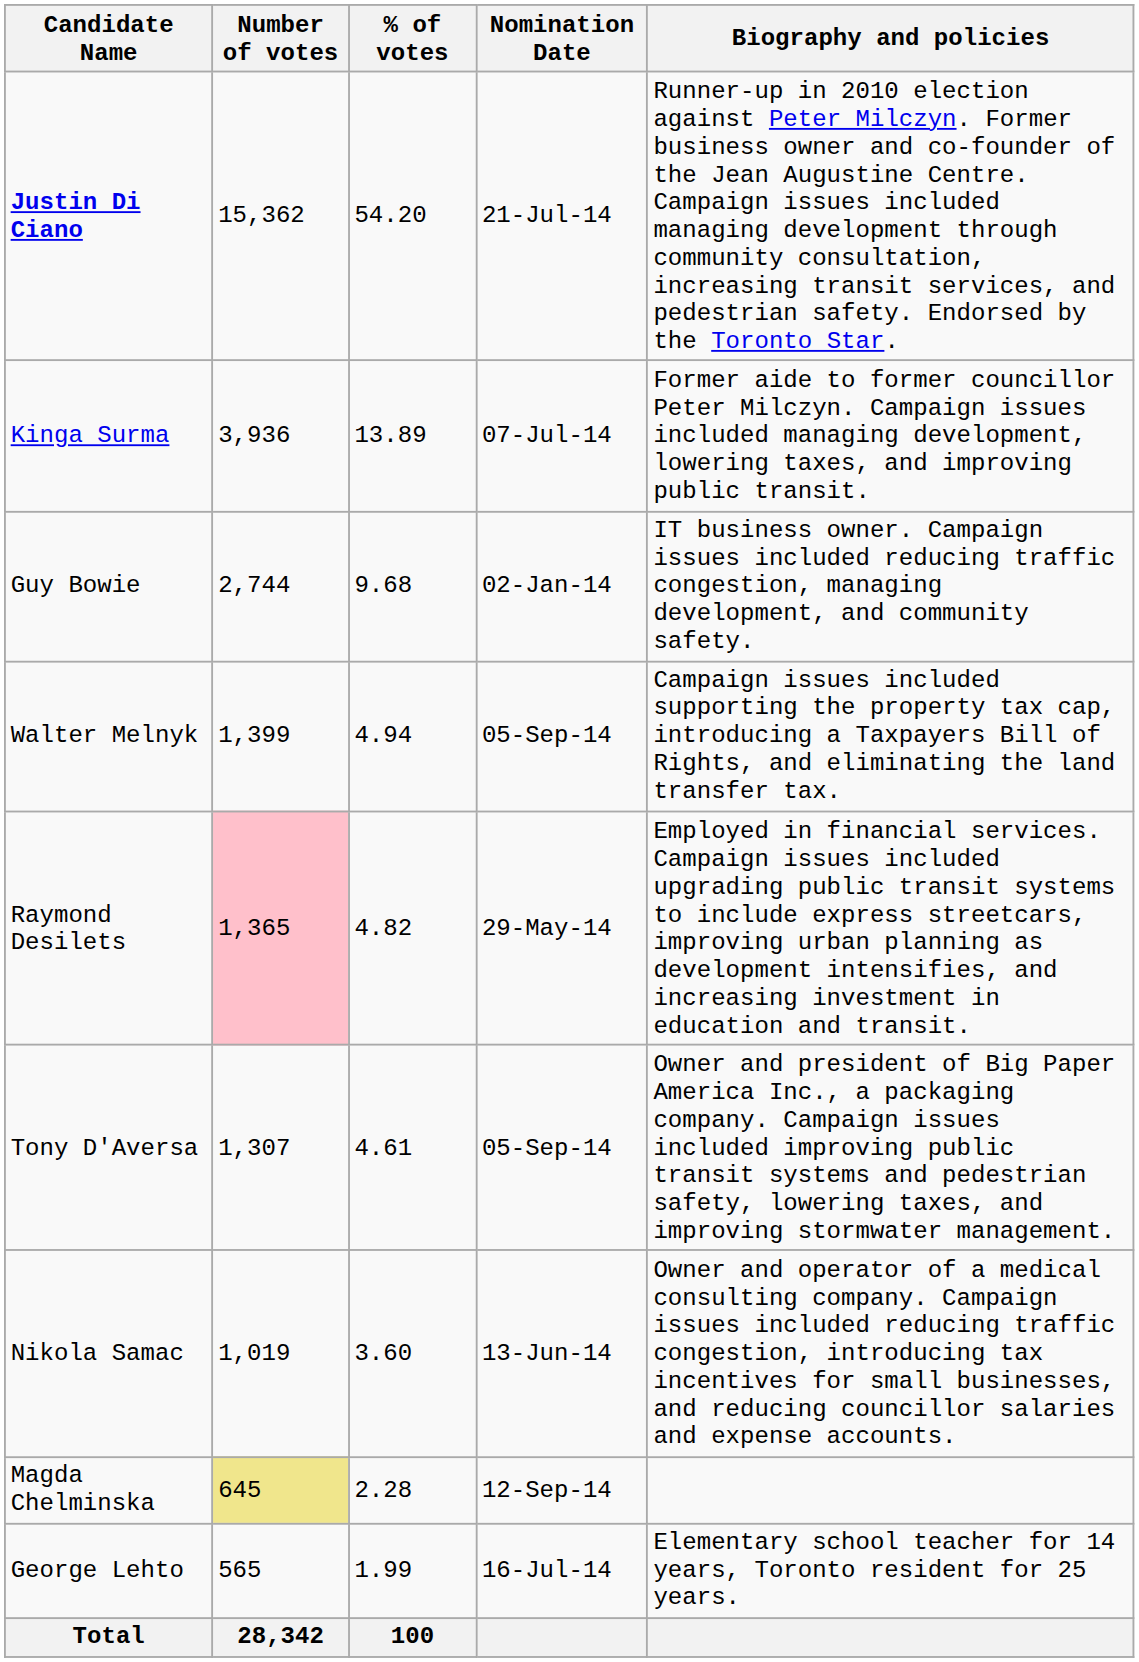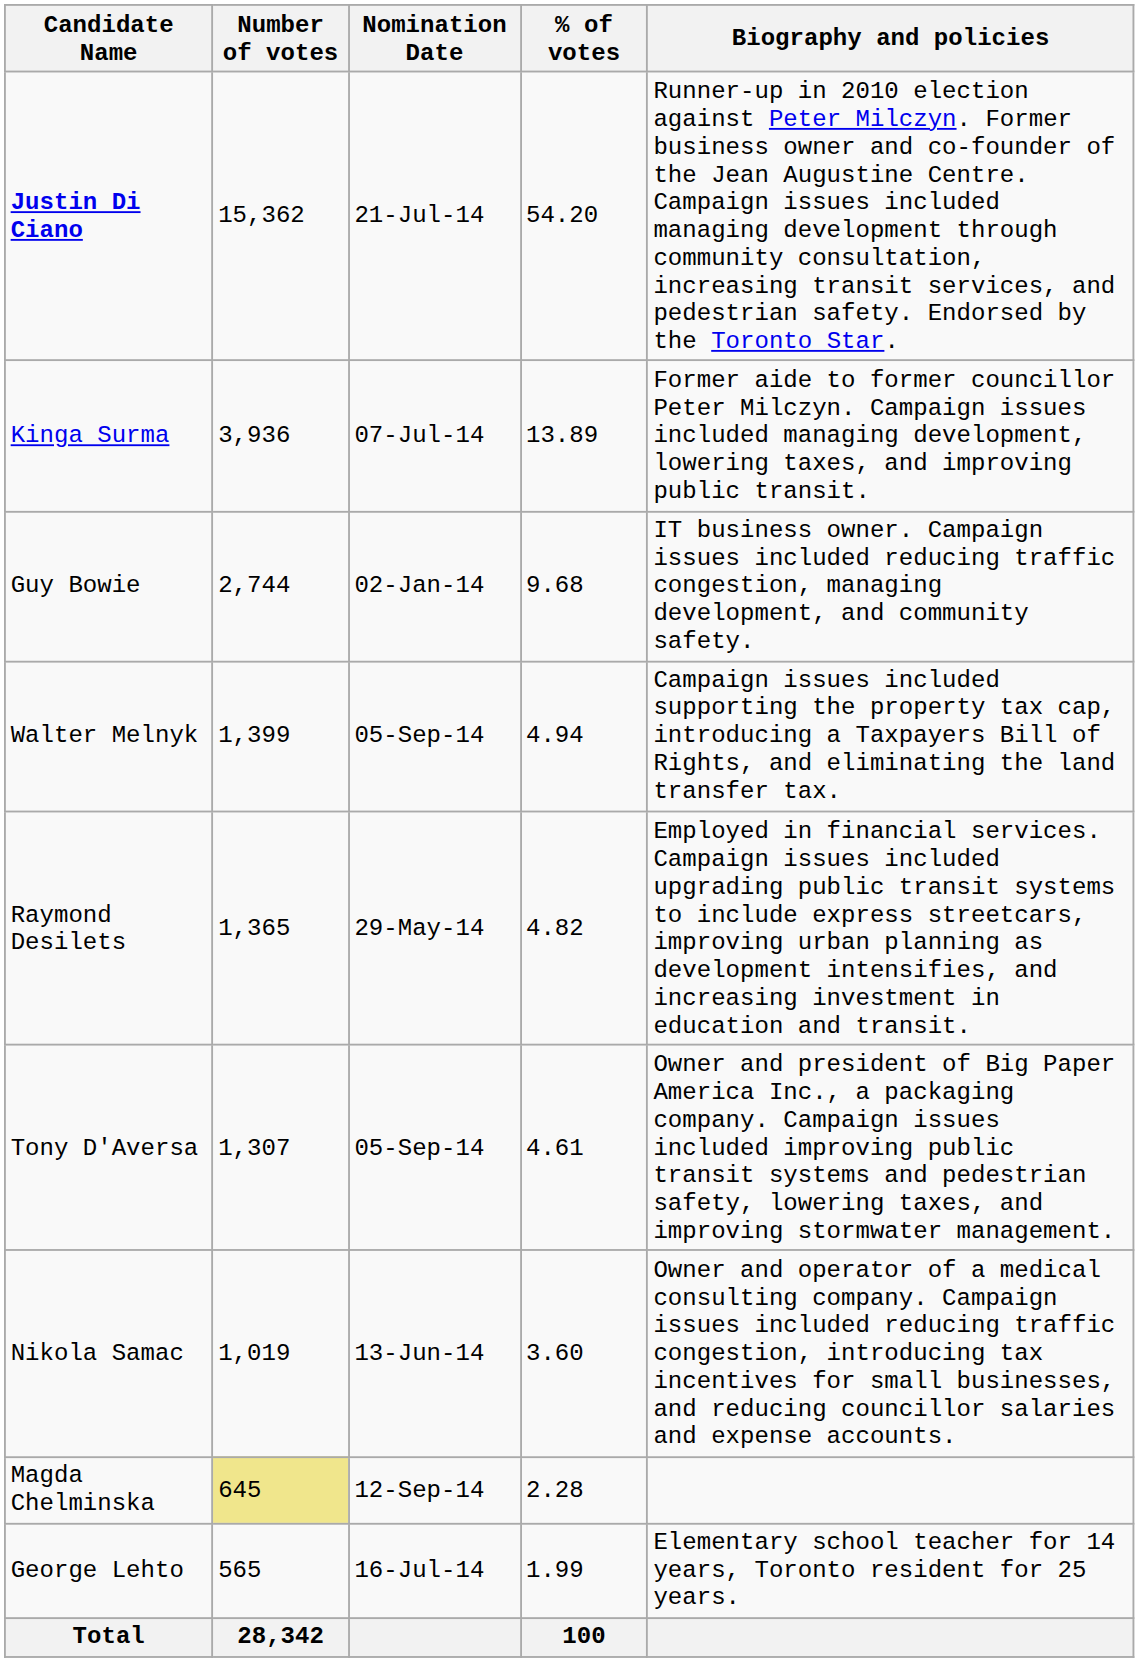columns swapped: (412, 38) <-> (562, 38)
(254, 928) pink background -> (254, 928) no background
